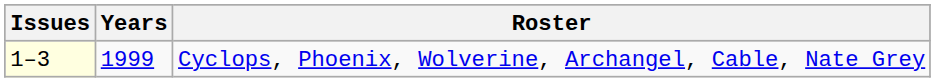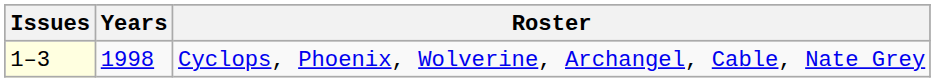(127, 59) 1999 -> (127, 59) 1998
